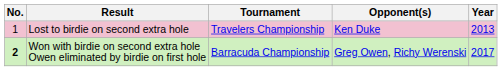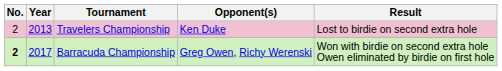columns swapped: (483, 13) <-> (117, 13)
(15, 29) 1 -> (15, 29) 2
